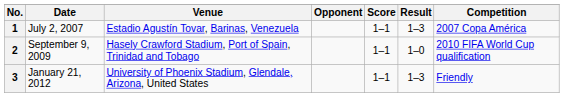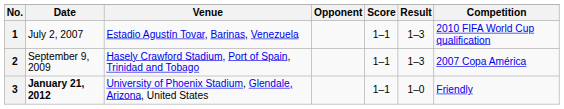(481, 28) 2007 Copa América -> (485, 34) 2010 FIFA World Cup qualification
(416, 50) 1–0 -> (416, 62) 1–3
(485, 50) 2010 FIFA World Cup qualification -> (481, 62) 2007 Copa América
(55, 78) normal -> (56, 90) bold
(416, 78) 1–3 -> (416, 90) 1–0
